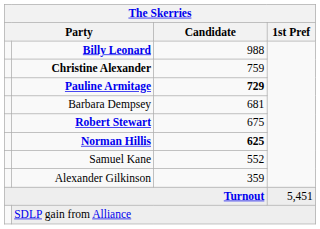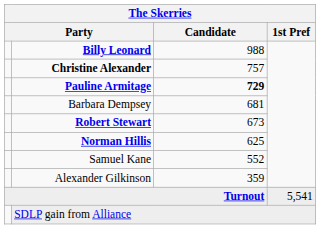(256, 68) 759 -> (256, 68) 757
(256, 123) 675 -> (256, 123) 673
(256, 141) bold -> (256, 141) normal
(300, 196) 5,451 -> (300, 196) 5,541
